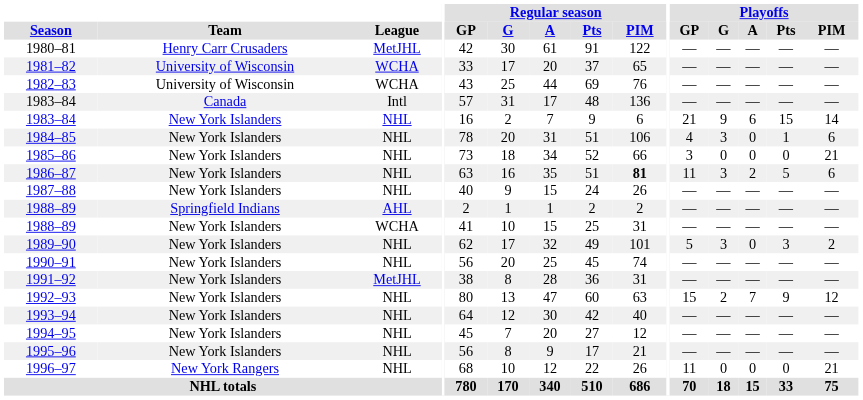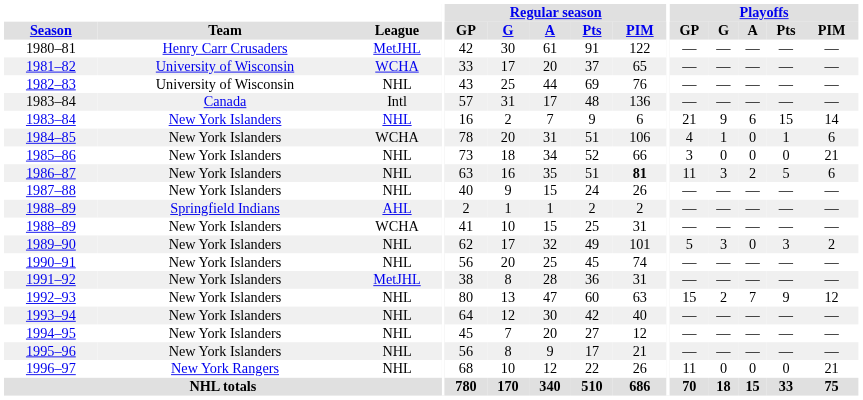(397, 84) WCHA -> (397, 84) NHL
(397, 137) NHL -> (397, 137) WCHA
(723, 137) 3 -> (723, 137) 1
